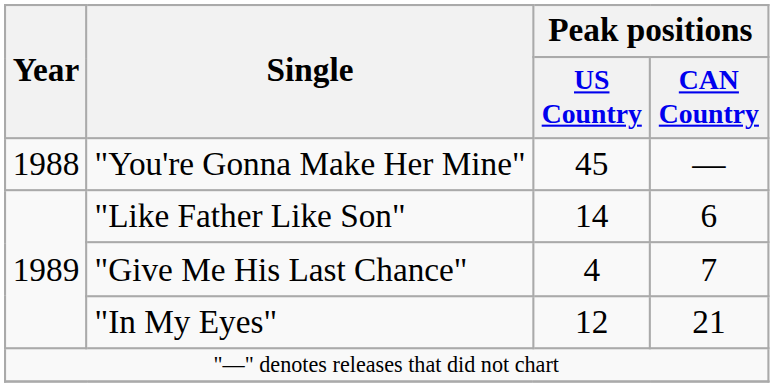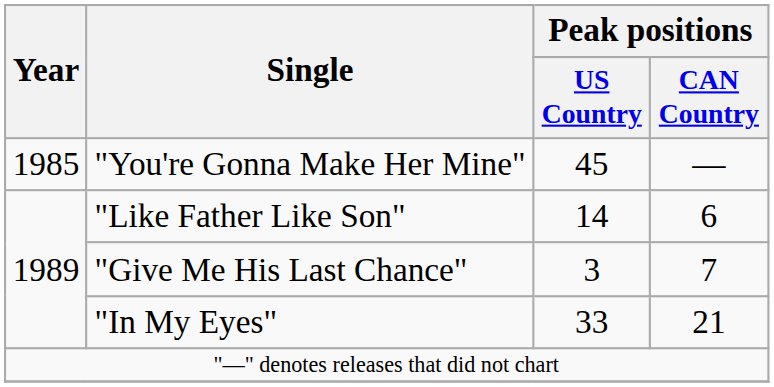(46, 163) 1988 -> (46, 163) 1985
(592, 268) 4 -> (592, 268) 3
(592, 321) 12 -> (592, 321) 33
